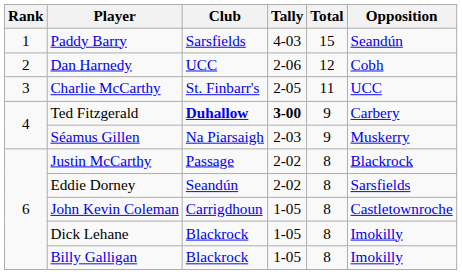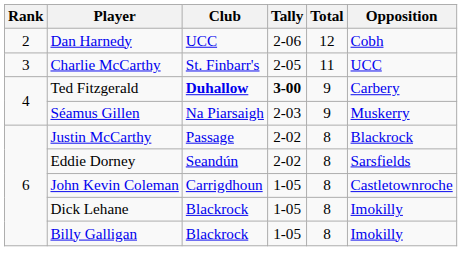- row: (89, 40)
